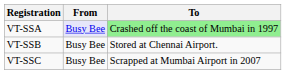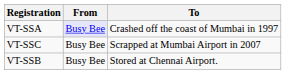(194, 28) lightgreen background -> (194, 28) no background
rows swapped: (24, 45) <-> (24, 61)
